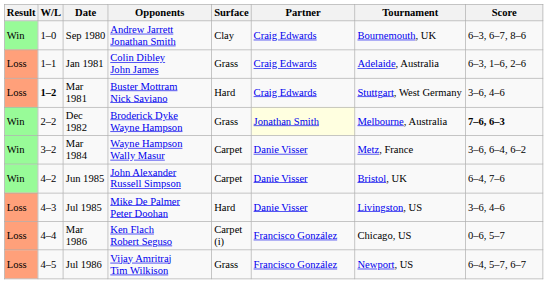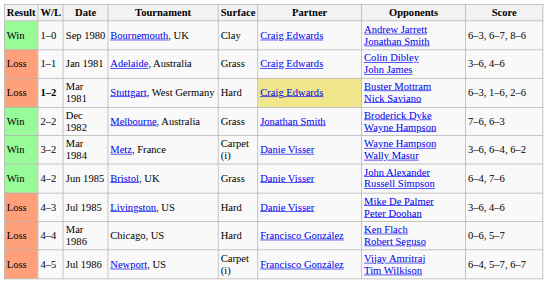columns swapped: (410, 12) <-> (160, 12)
(497, 64) 6–3, 1–6, 2–6 -> (486, 64) 3–6, 4–6
(285, 92) no background -> (292, 92) khaki background
(486, 92) 3–6, 4–6 -> (497, 92) 6–3, 1–6, 2–6
(286, 121) lightyellow background -> (293, 121) no background
(486, 121) bold -> (486, 121) normal
(228, 150) Carpet -> (235, 150) Carpet (i)
(228, 178) Carpet -> (233, 178) Grass
(228, 235) Carpet (i) -> (231, 235) Hard
(226, 264) Grass -> (235, 264) Carpet (i)
